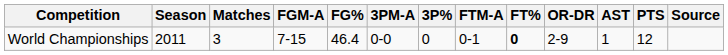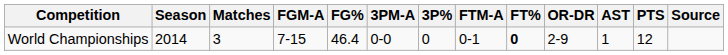(170, 38) 2011 -> (171, 38) 2014
